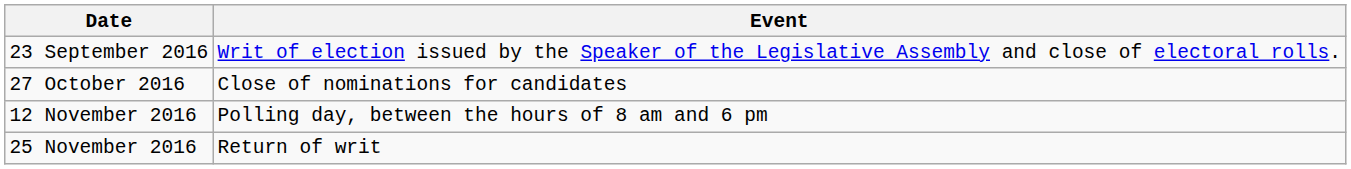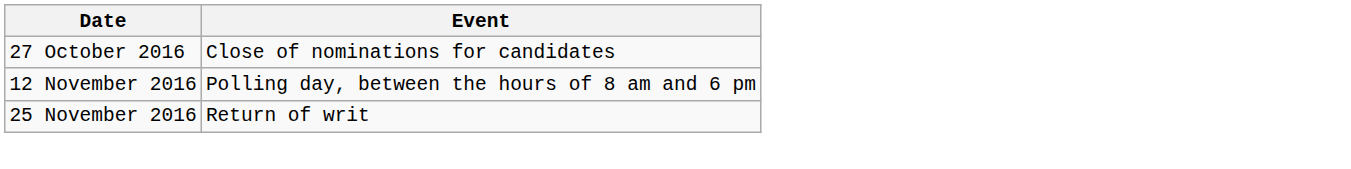- row: (109, 52)
